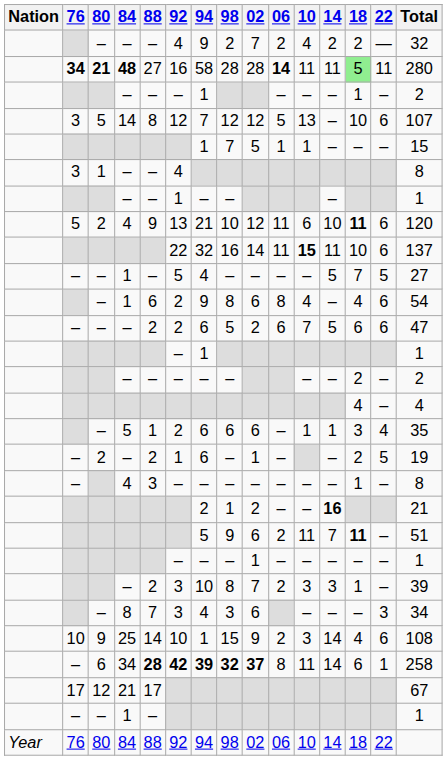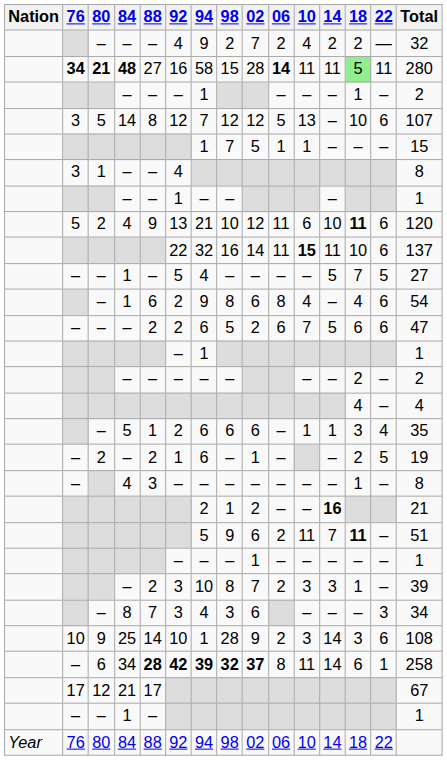(230, 69) 28 -> (230, 69) 15
(230, 638) 15 -> (230, 638) 28
(358, 638) 4 -> (358, 638) 3
